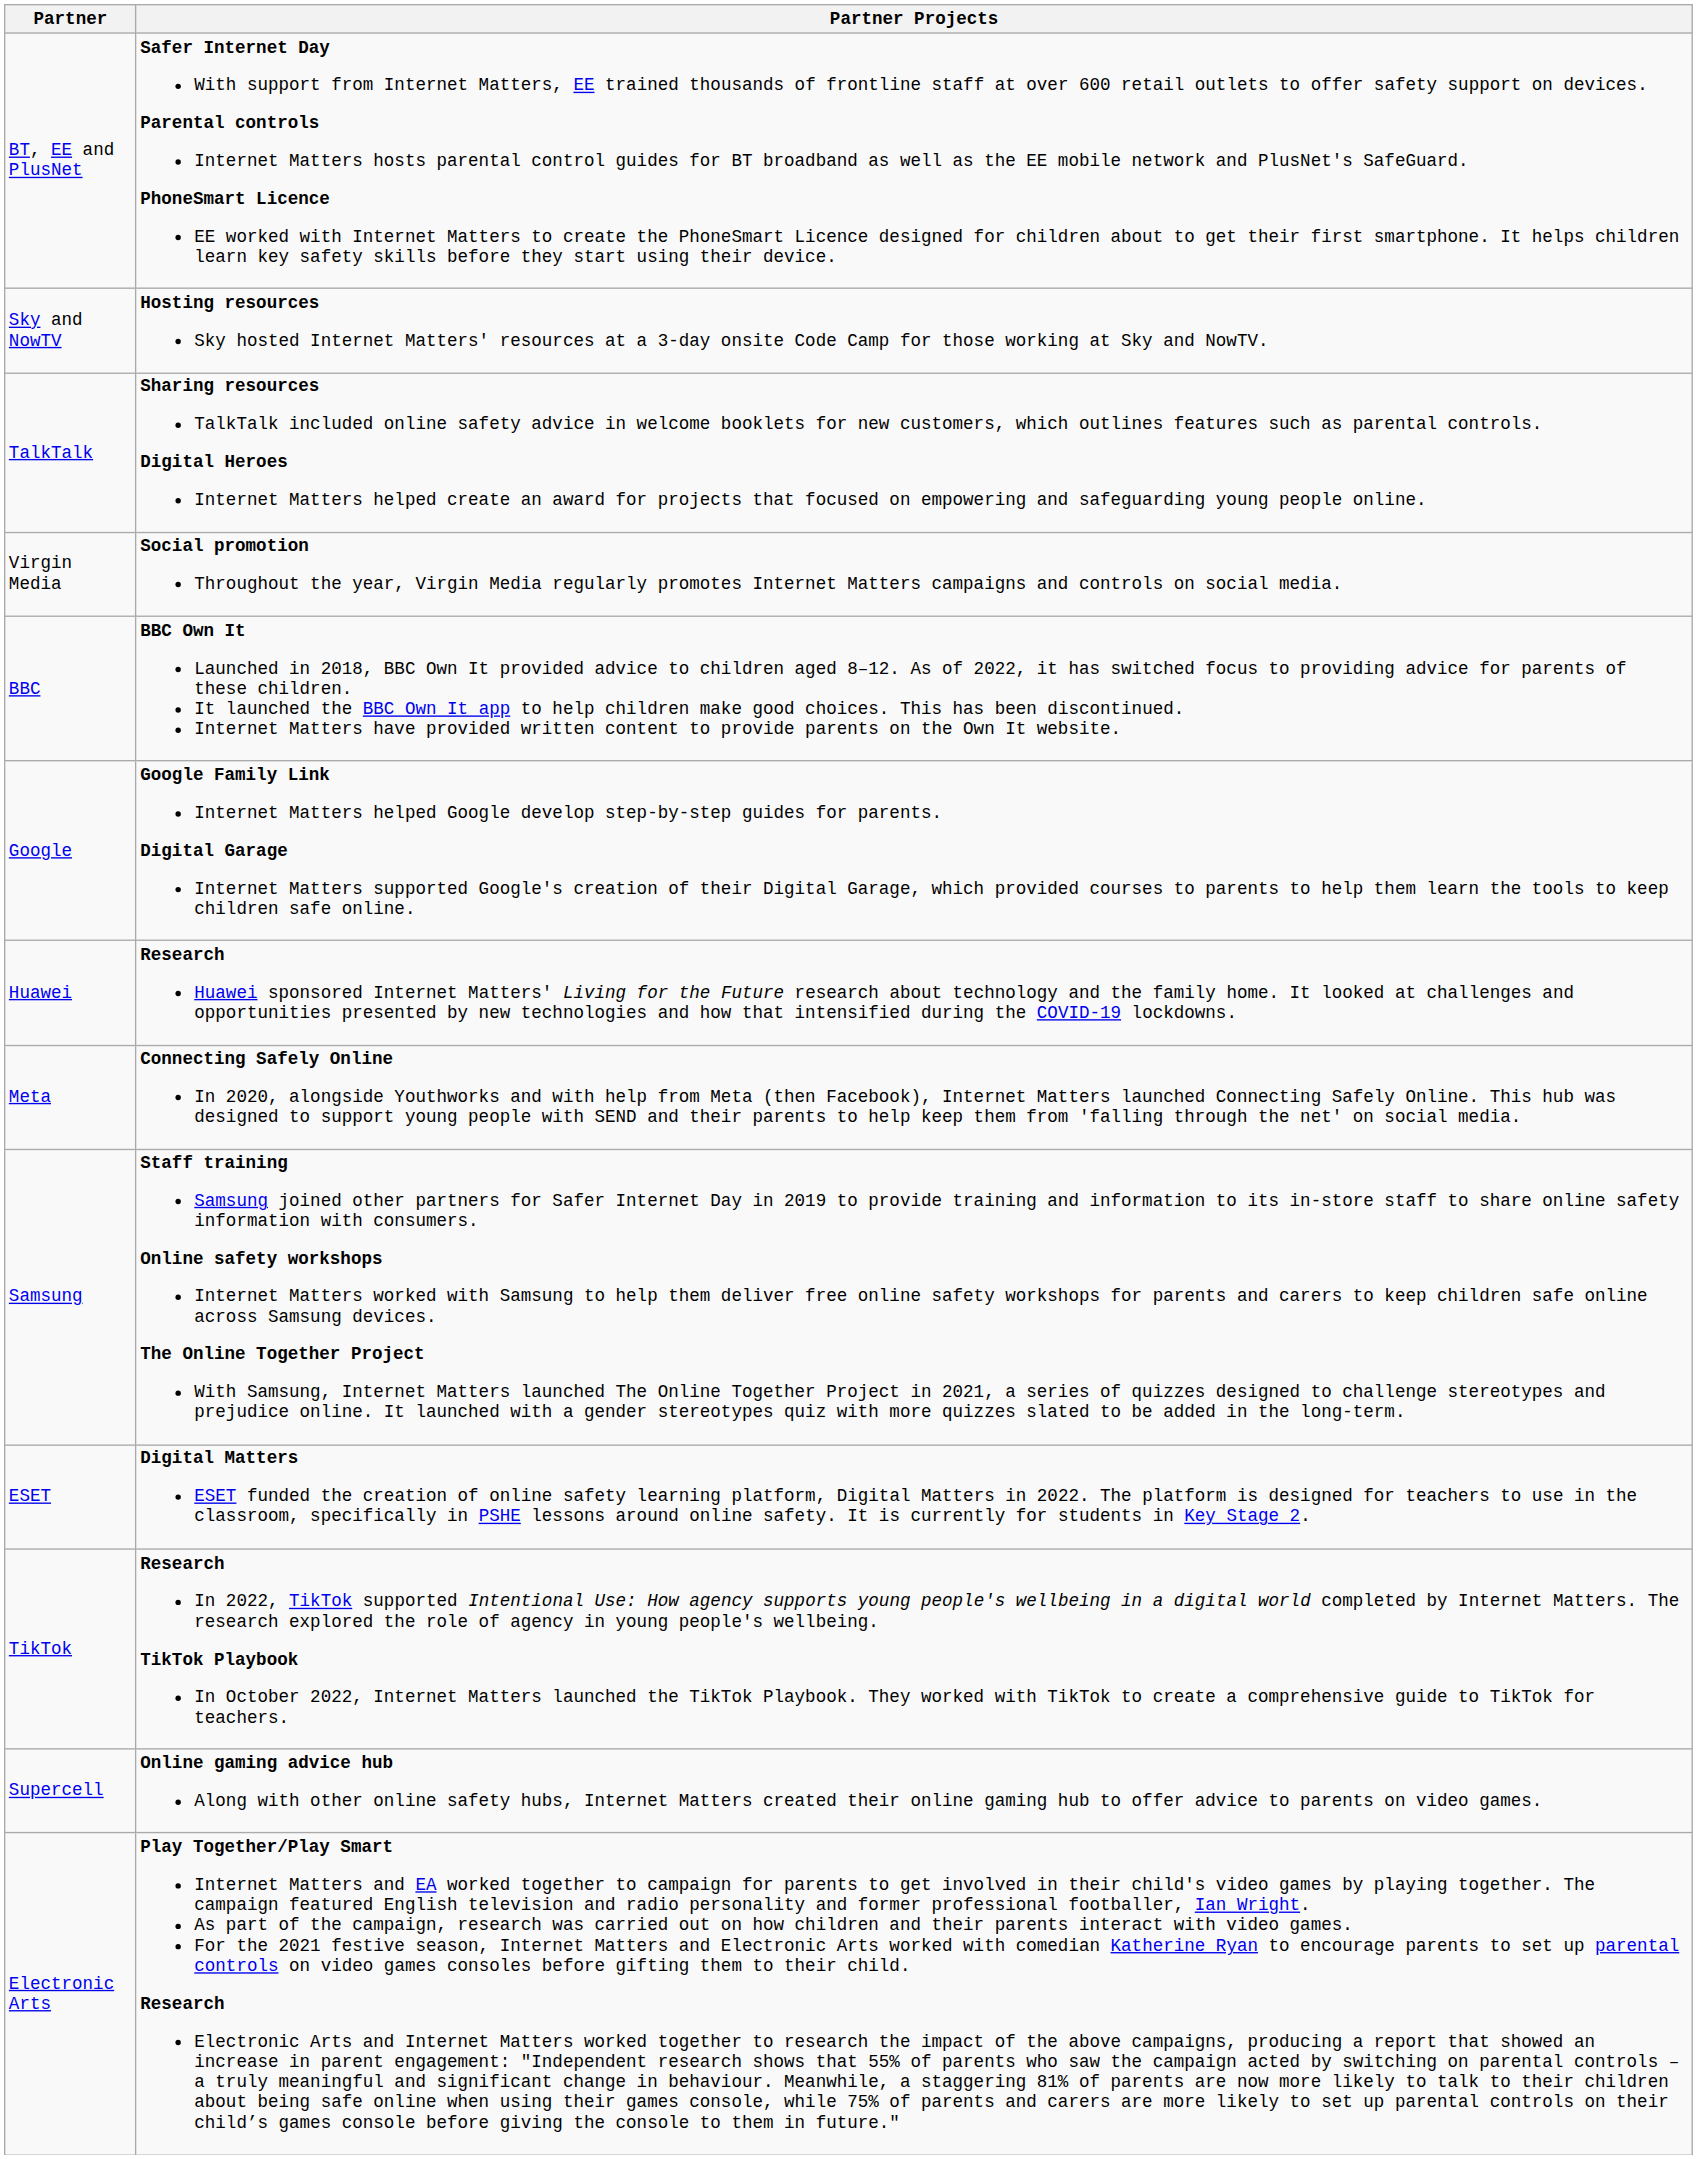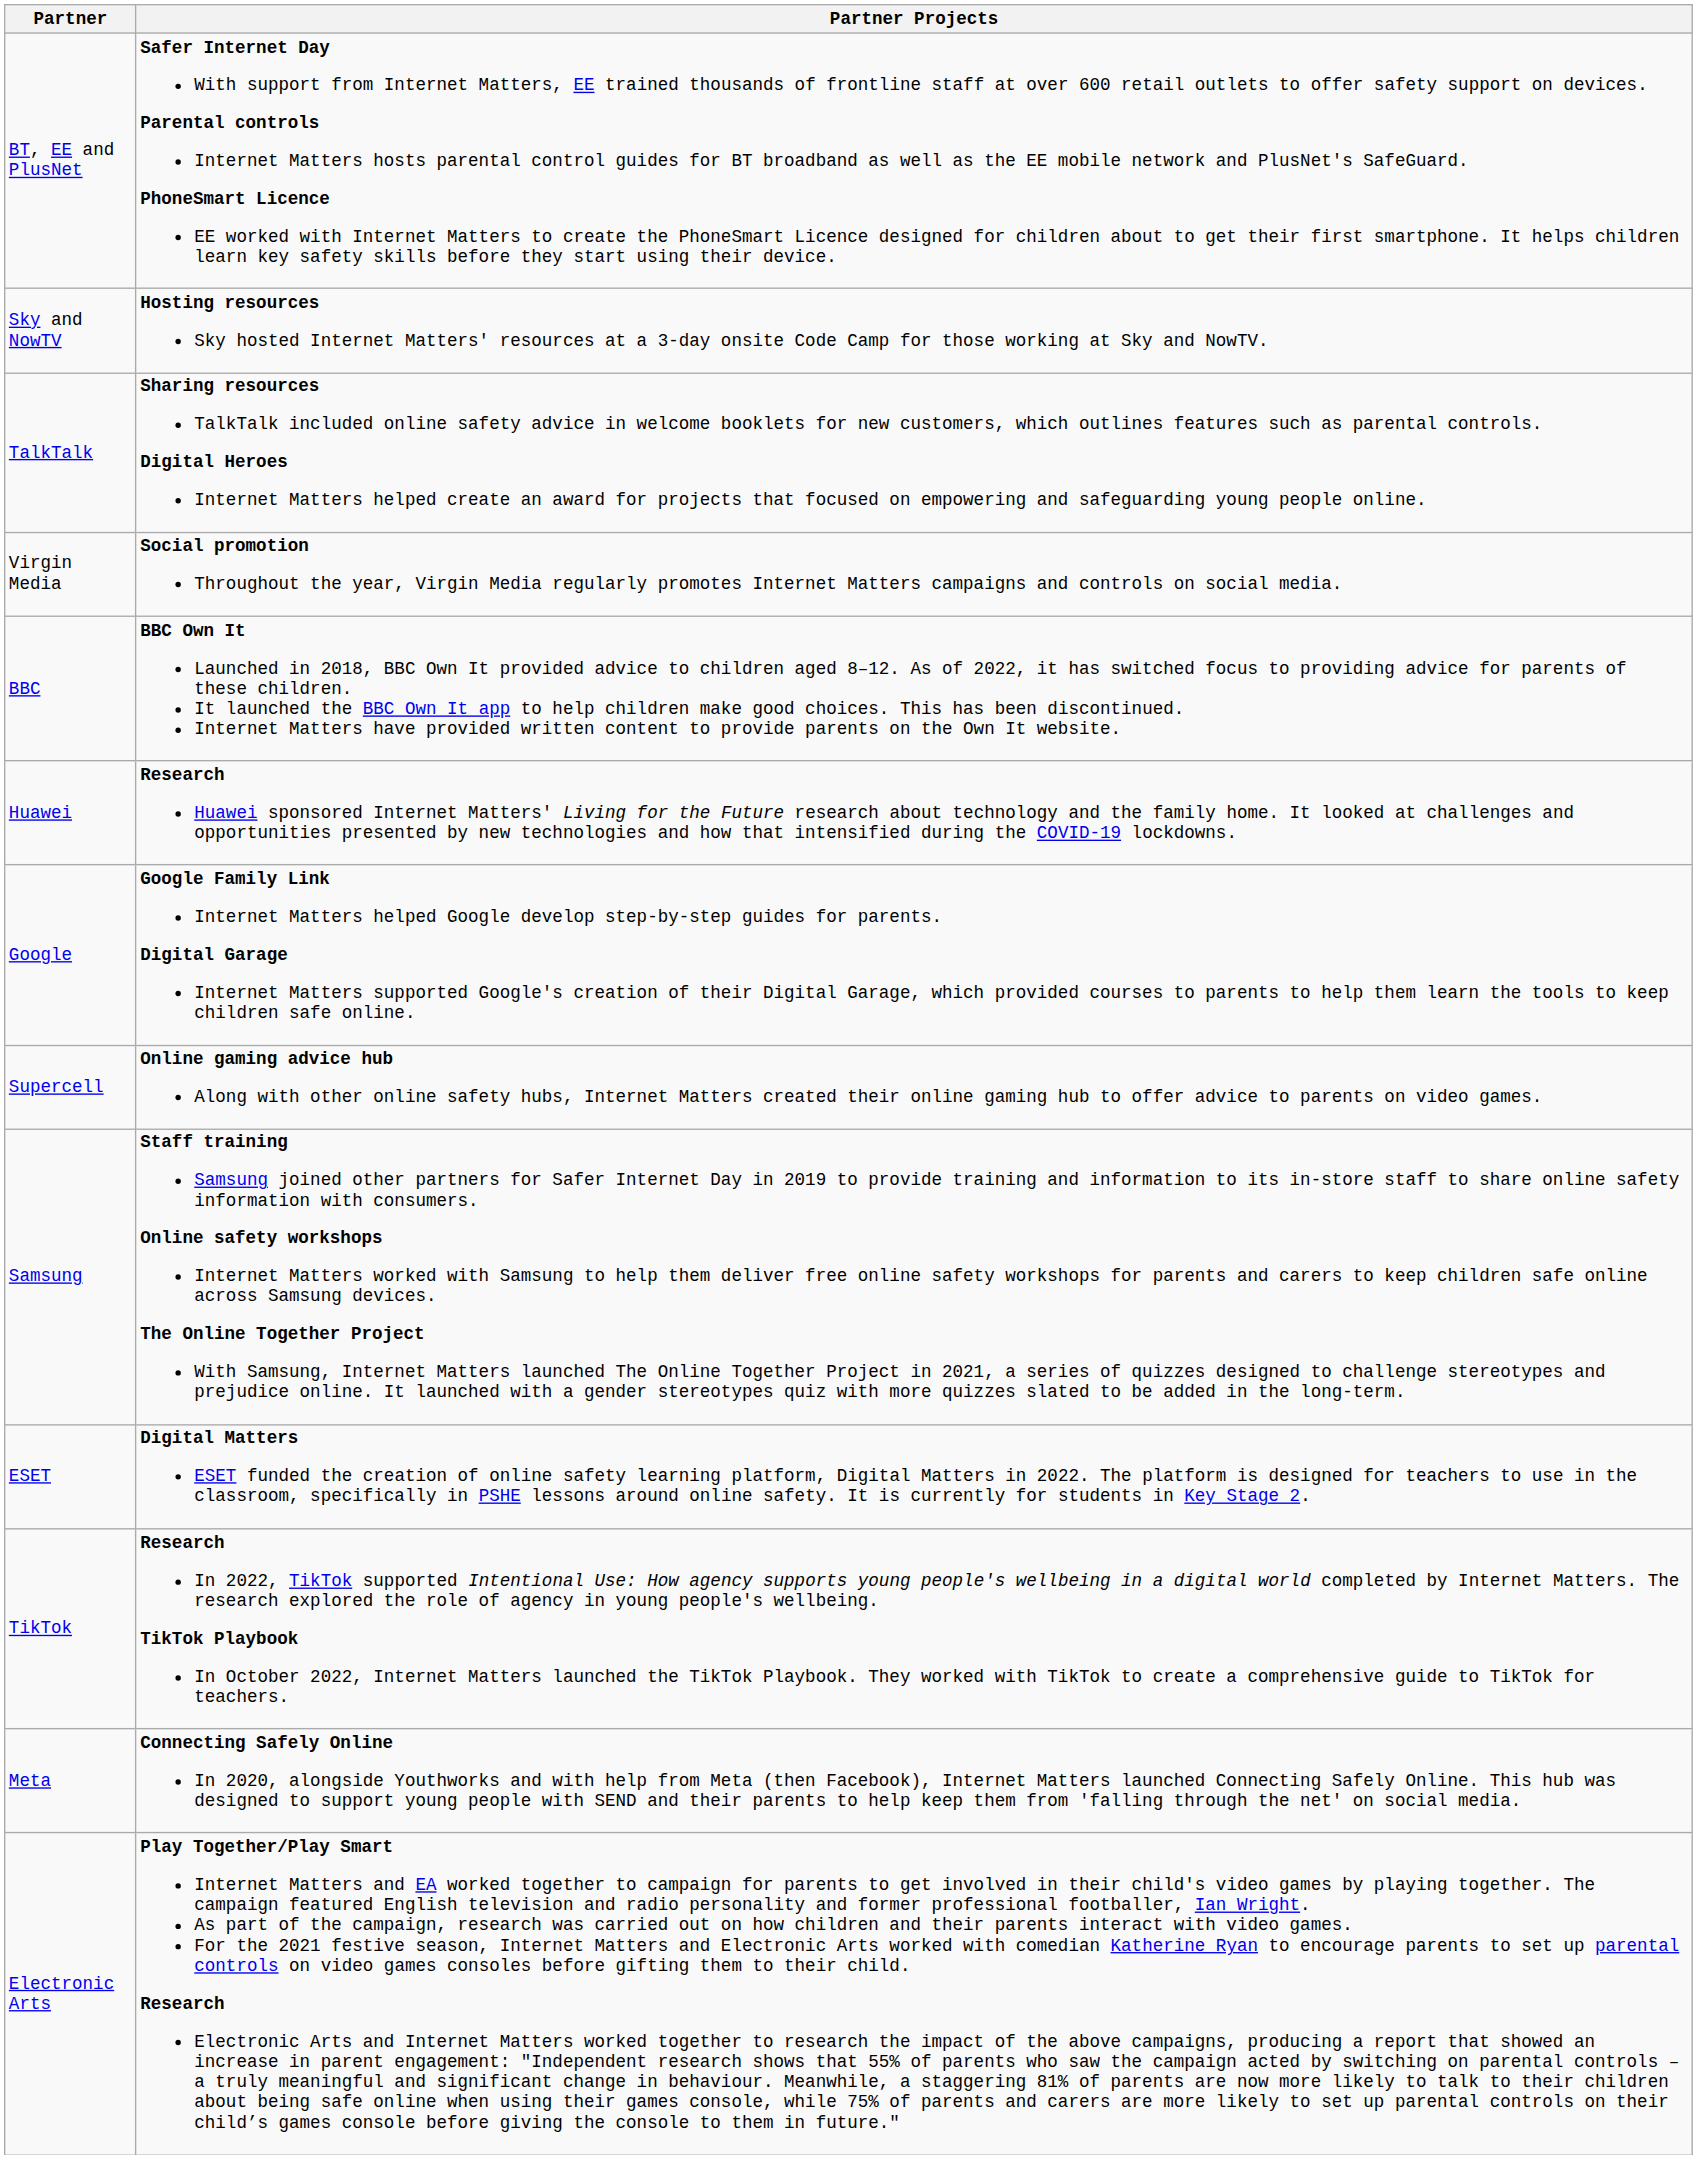rows swapped: (40, 851) <-> (40, 993)
rows swapped: (30, 1097) <-> (56, 1791)
